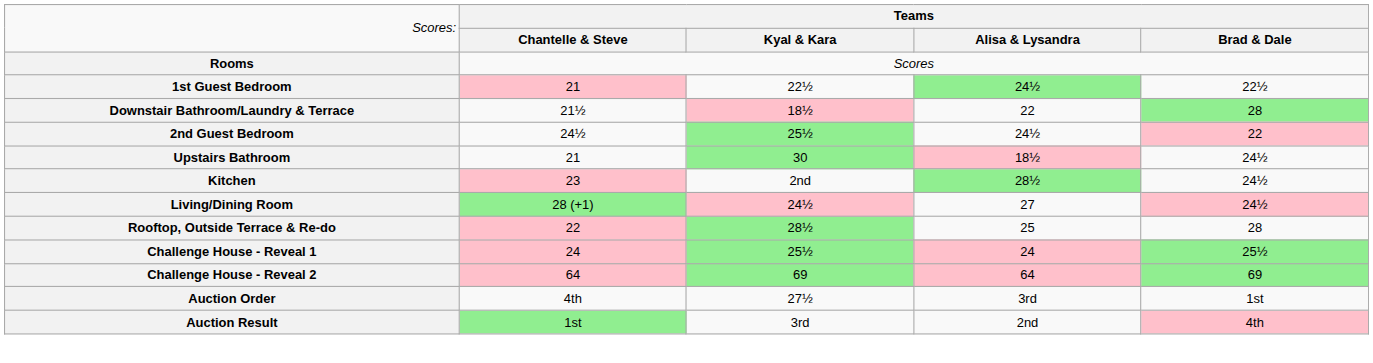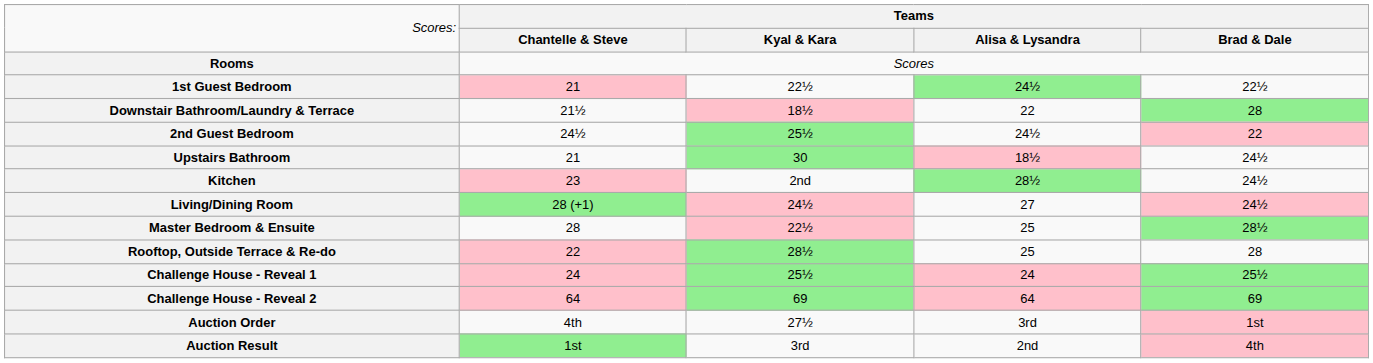+ row: (232, 228)
(1255, 299) no background -> (1255, 322) pink background
